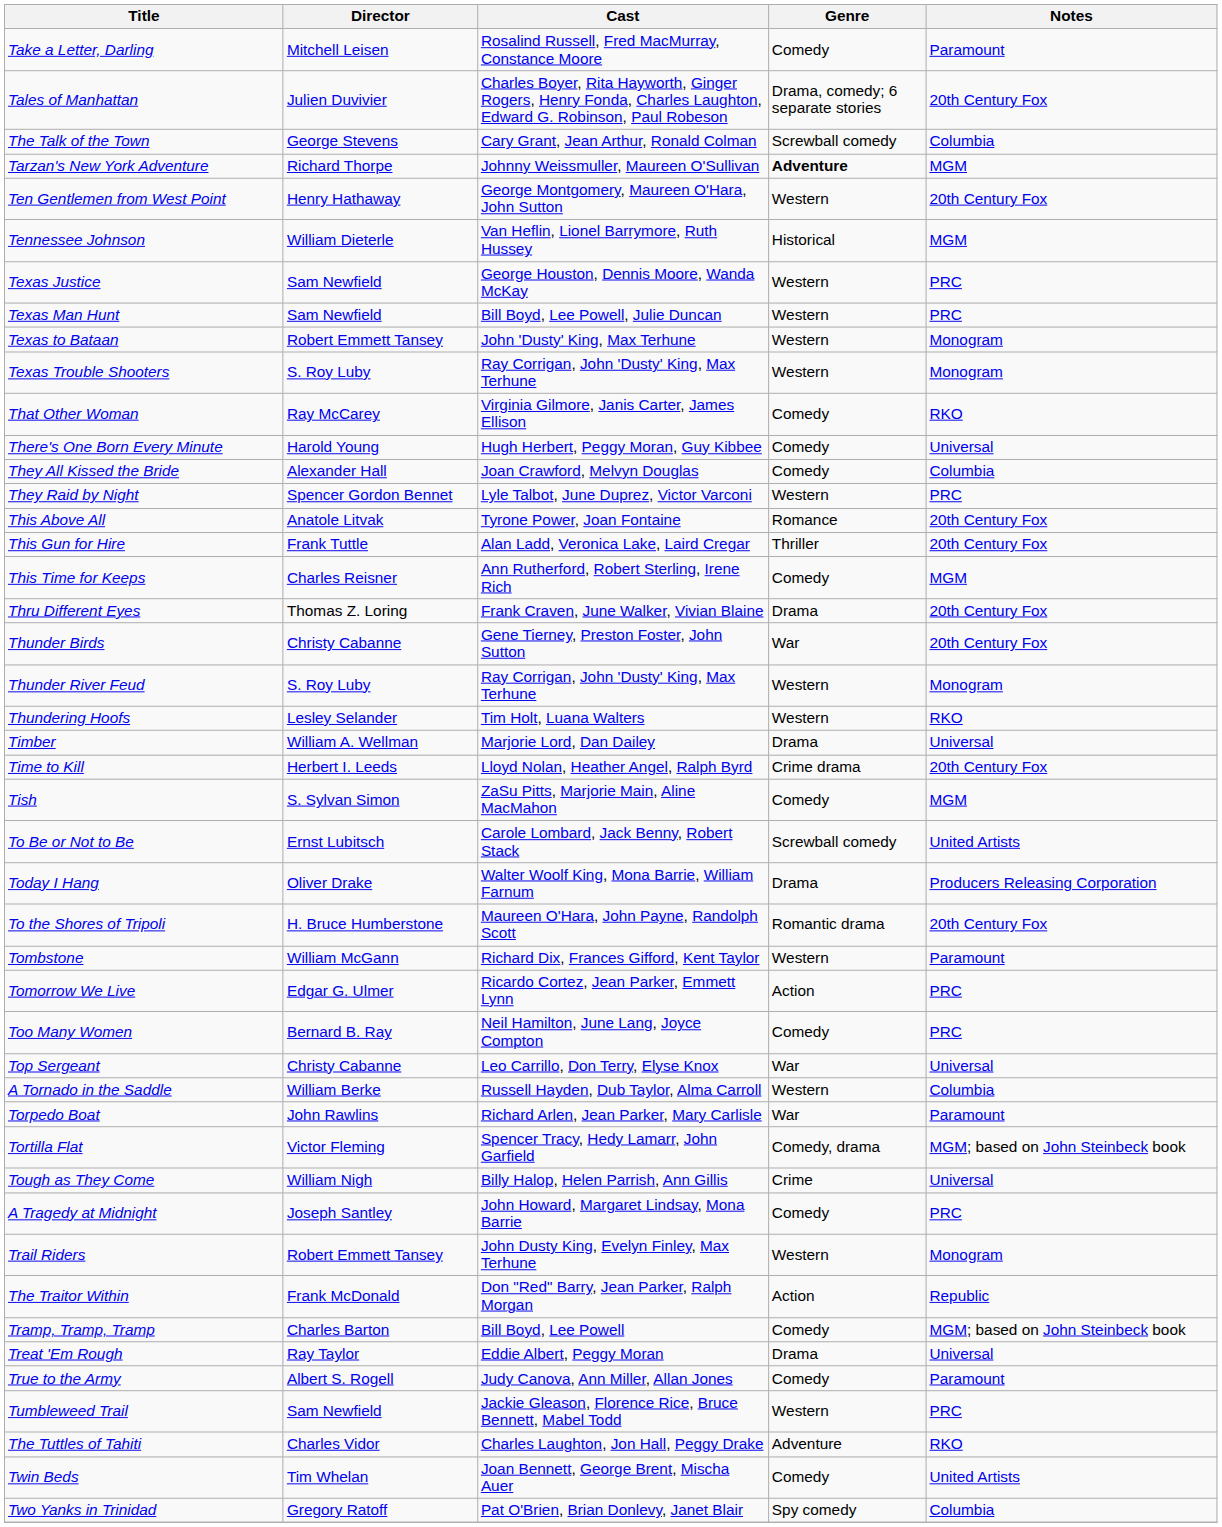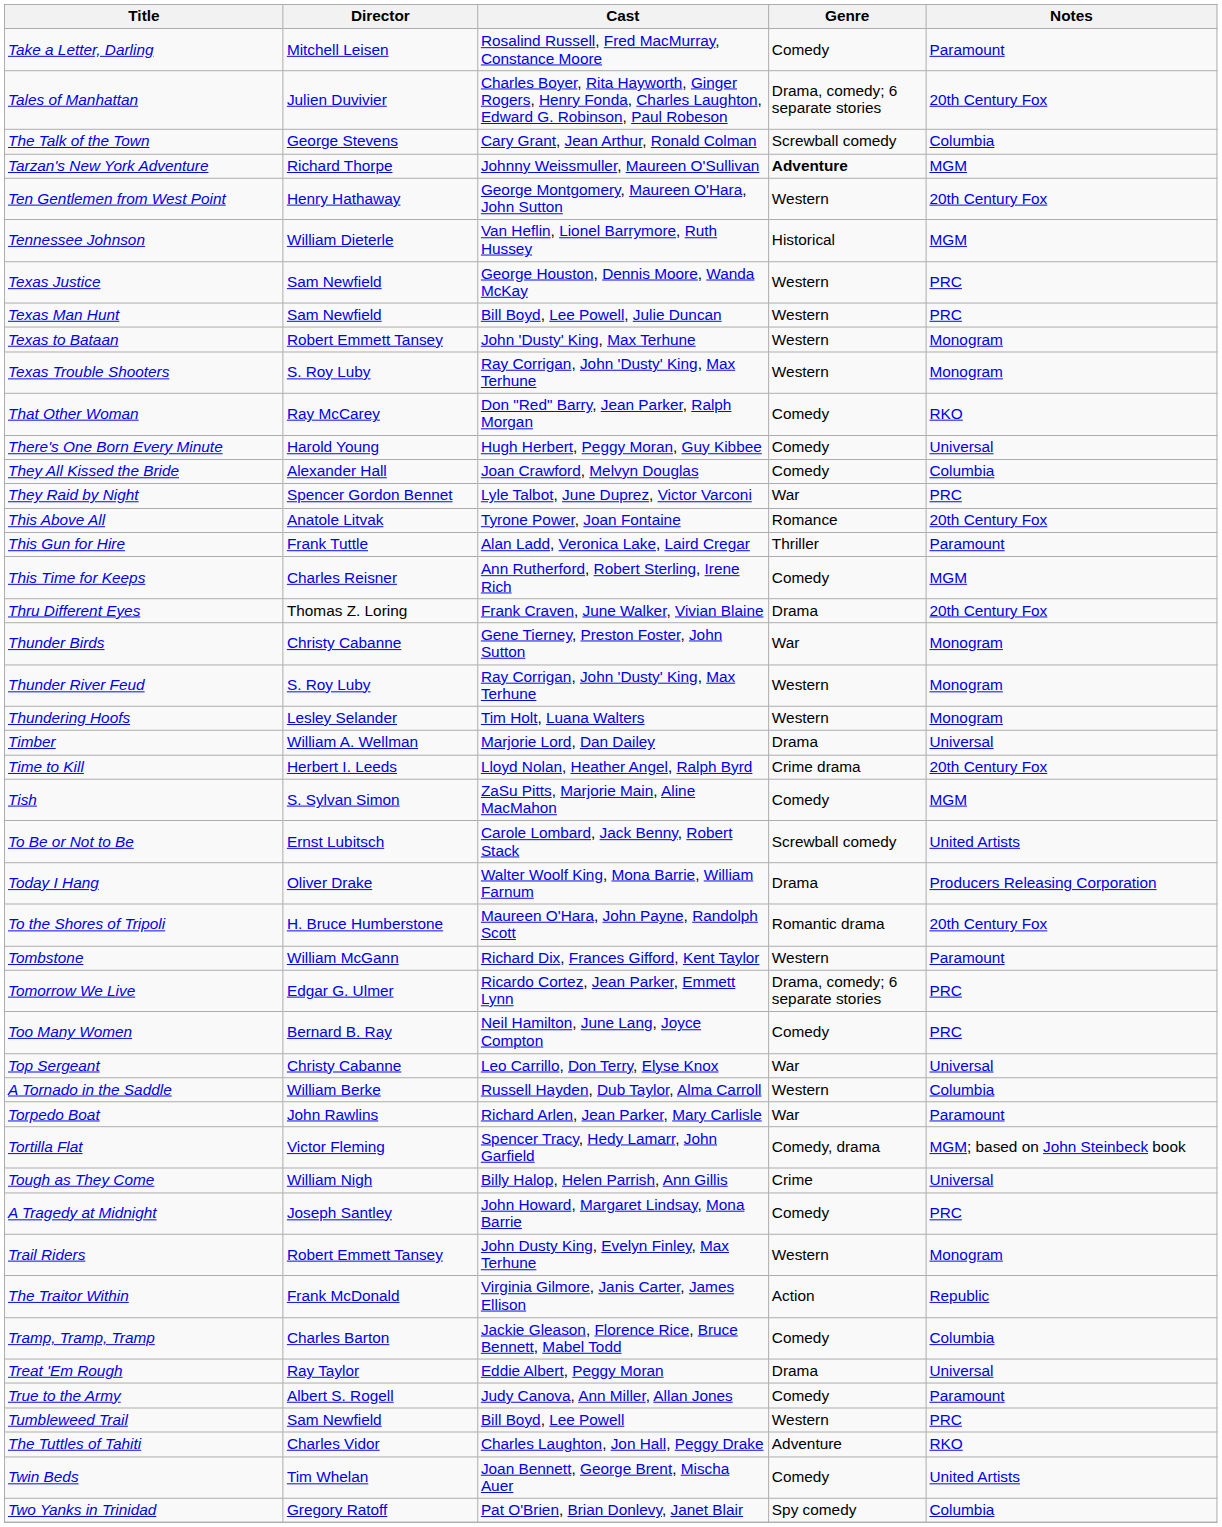(608, 414) Virginia Gilmore, Janis Carter, James Ellison -> (606, 414) Don "Red" Barry, Jean Parker, Ralph Morgan
(800, 495) Western -> (786, 495) War
(988, 544) 20th Century Fox -> (967, 544) Paramount
(988, 643) 20th Century Fox -> (966, 643) Monogram
(946, 718) RKO -> (966, 718) Monogram
(793, 990) Action -> (835, 990) Drama, comedy; 6 separate stories
(606, 1296) Don "Red" Barry, Jean Parker, Ralph Morgan -> (608, 1296) Virginia Gilmore, Janis Carter, James Ellison
(553, 1329) Bill Boyd, Lee Powell -> (609, 1338) Jackie Gleason, Florence Rice, Bruce Bennett, Mabel Todd
(1058, 1329) MGM; based on John Steinbeck book -> (962, 1338) Columbia
(609, 1411) Jackie Gleason, Florence Rice, Bruce Bennett, Mabel Todd -> (553, 1419) Bill Boyd, Lee Powell
